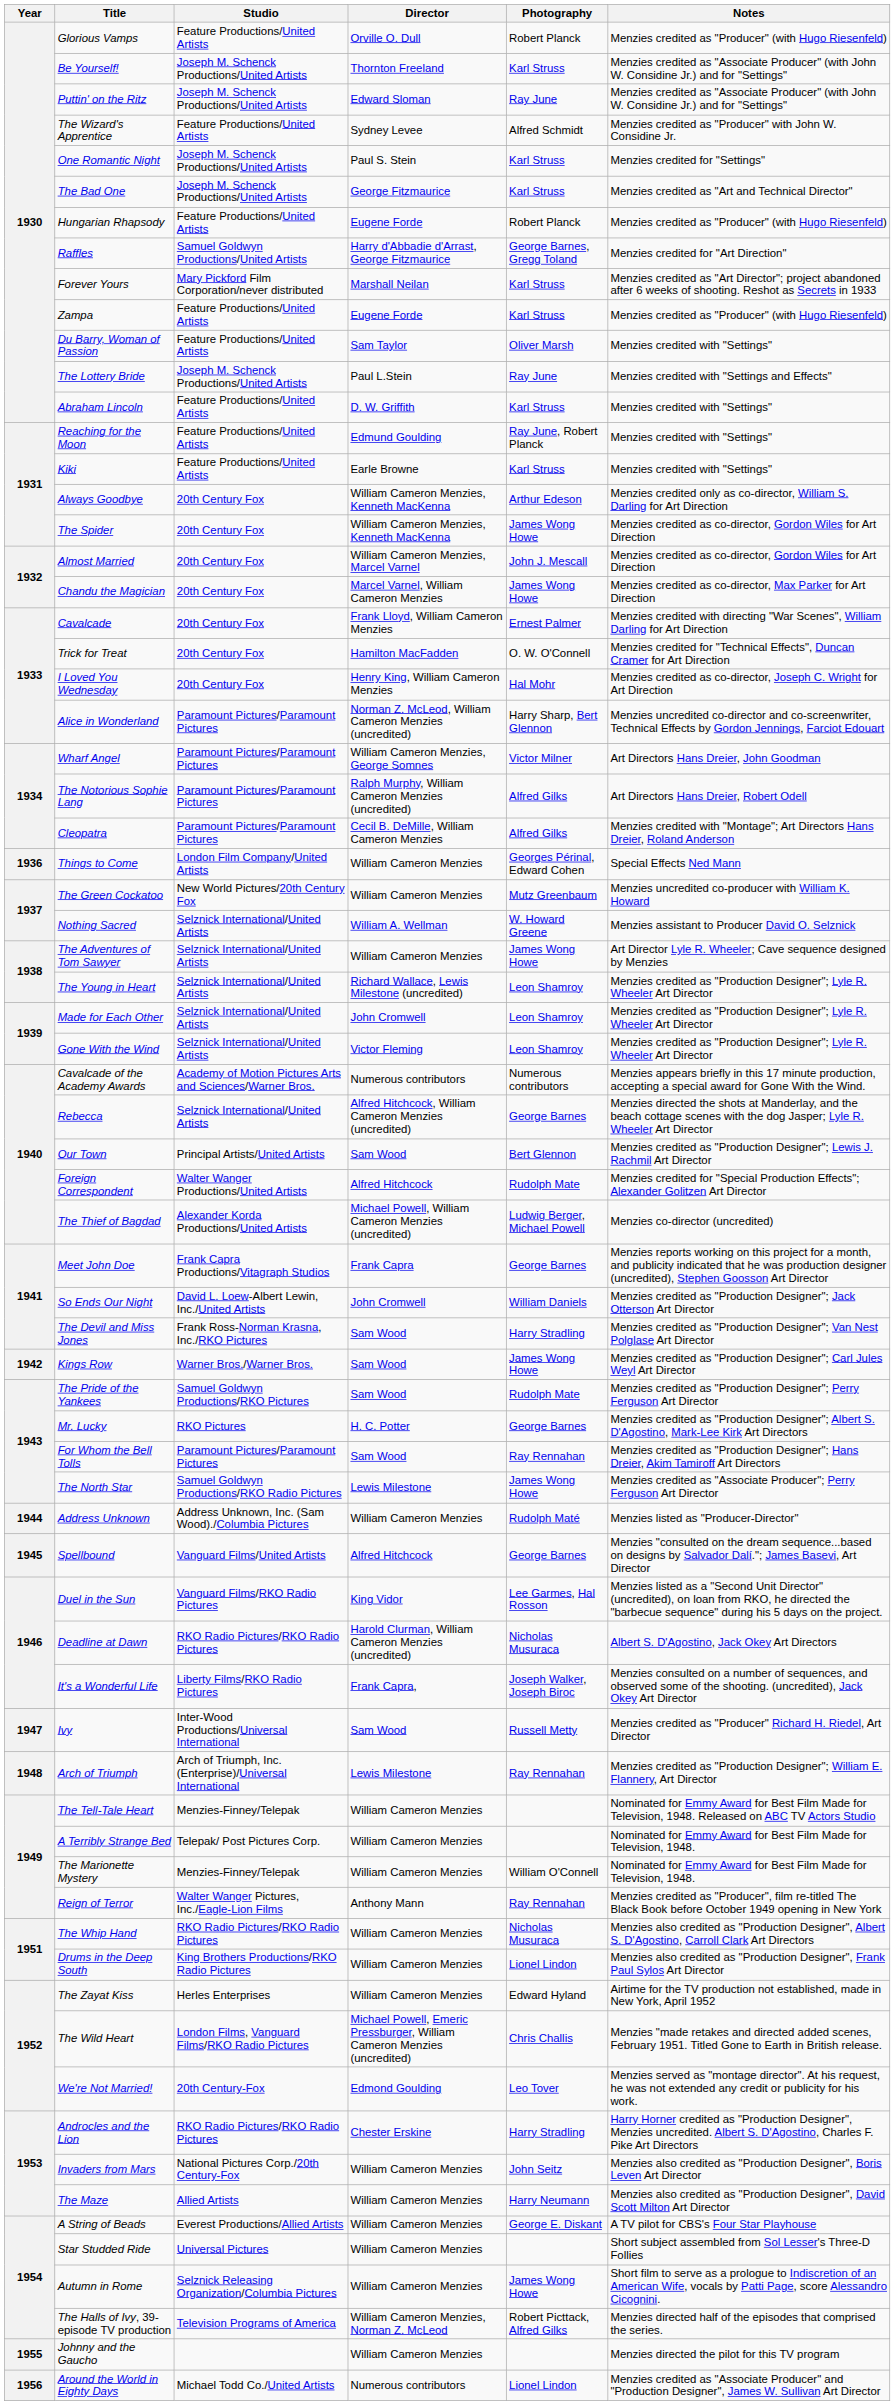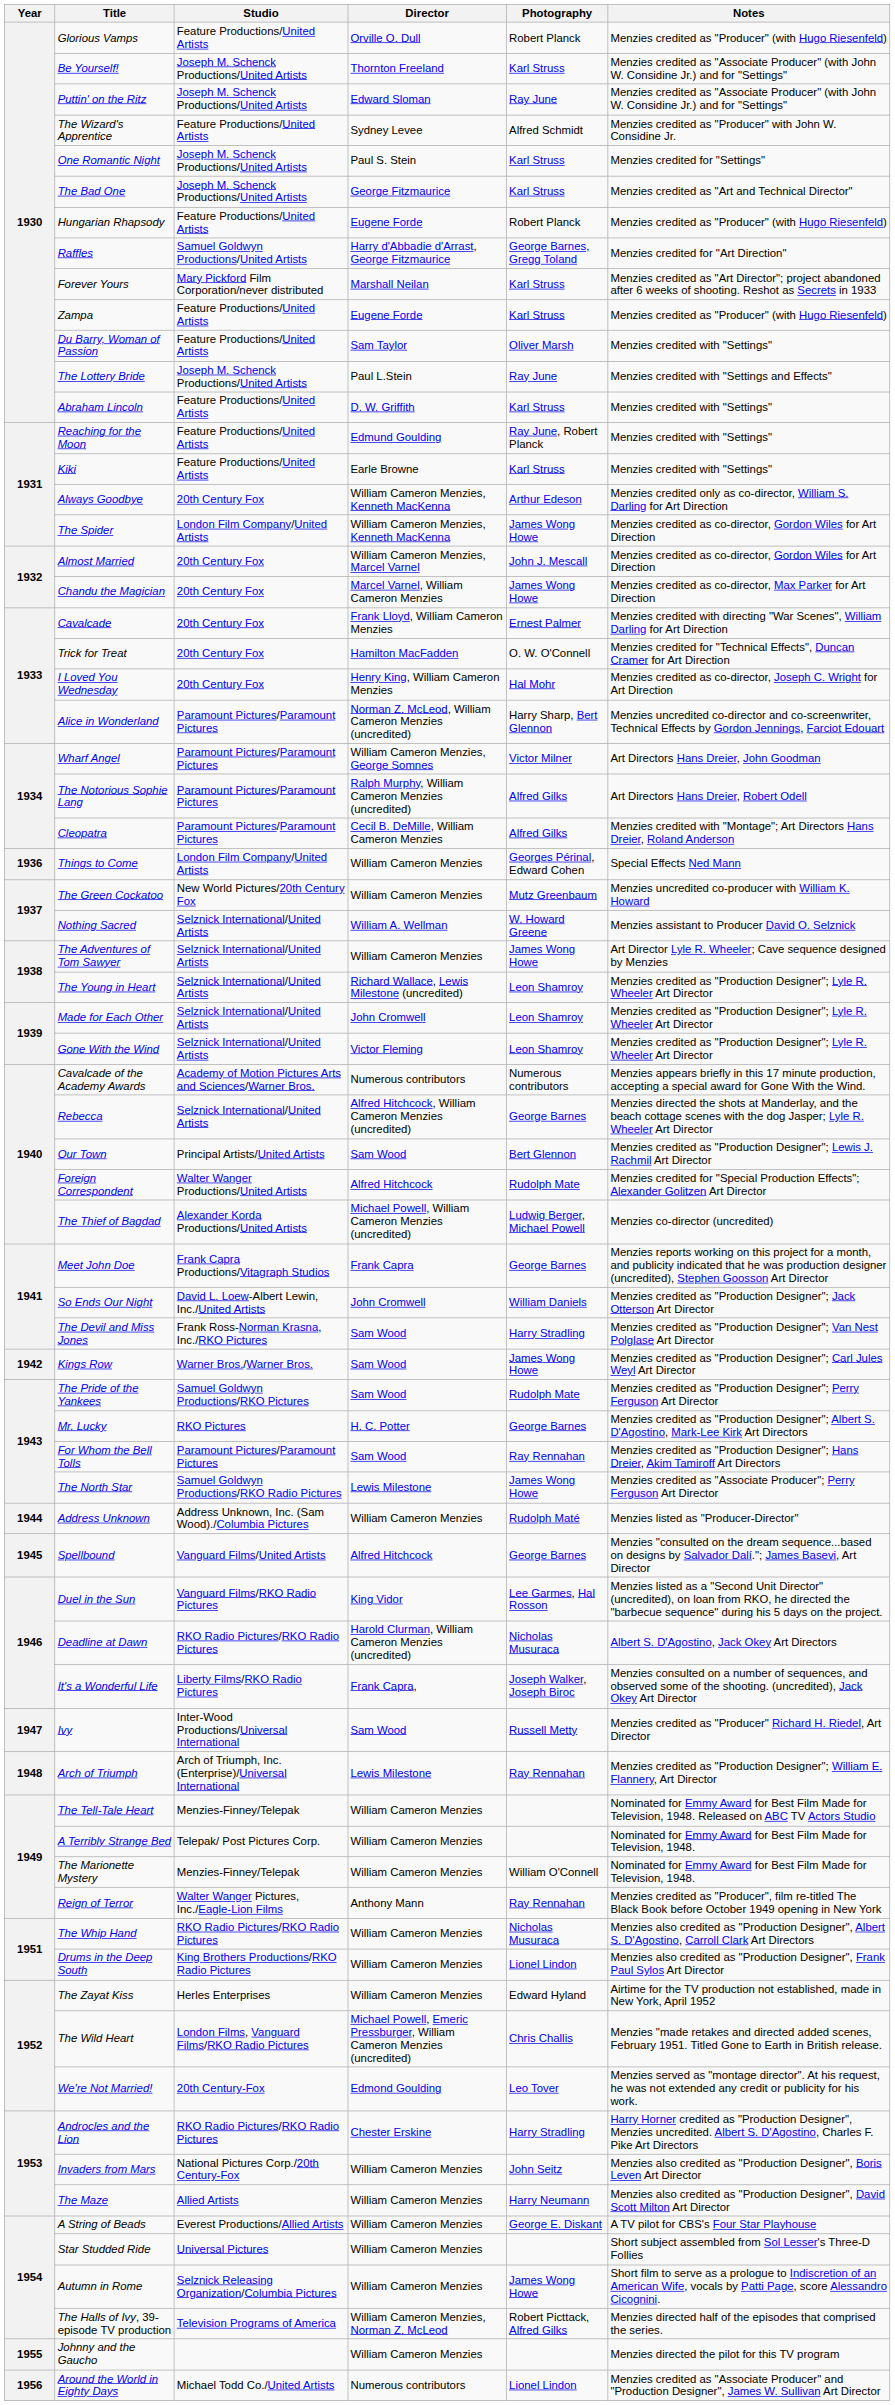(220, 530) 20th Century Fox -> (252, 530) London Film Company/United Artists
